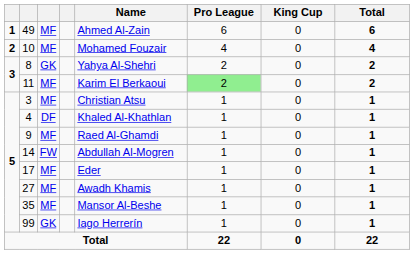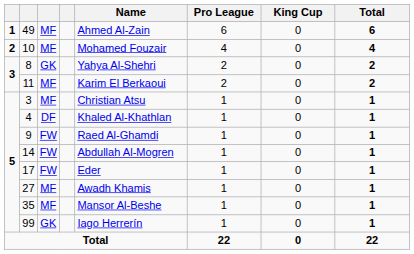(224, 83) lightgreen background -> (224, 83) no background
(48, 135) MF -> (48, 135) FW
(48, 170) MF -> (48, 170) FW
